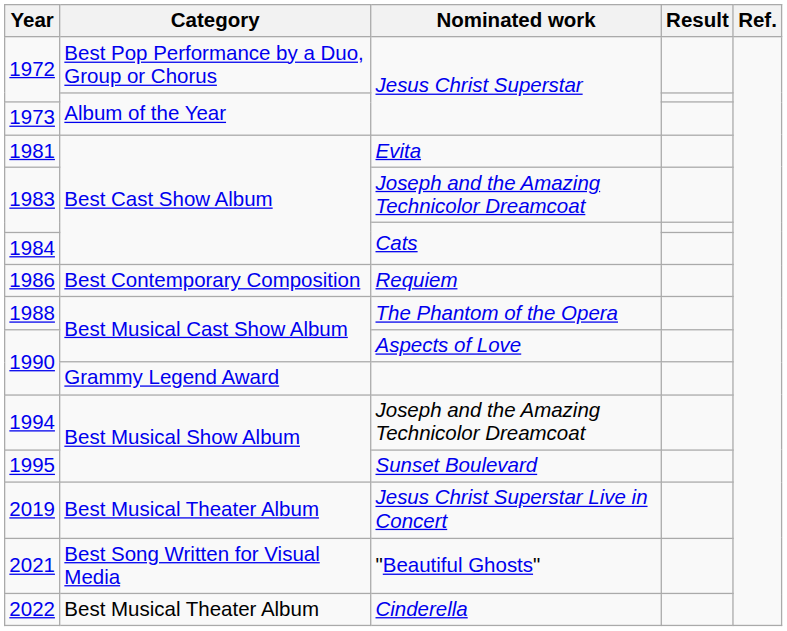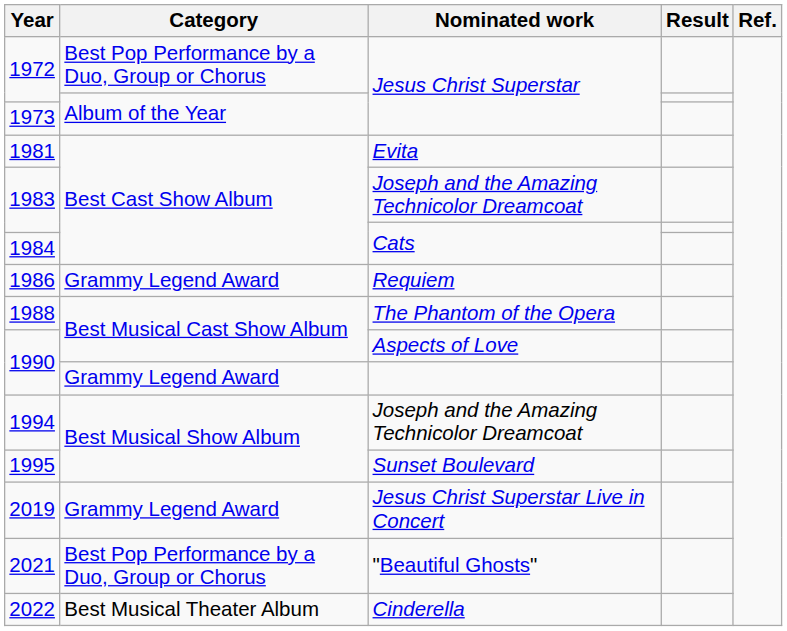(212, 280) Best Contemporary Composition -> (172, 280) Grammy Legend Award
(192, 510) Best Musical Theater Album -> (172, 510) Grammy Legend Award
(192, 565) Best Song Written for Visual Media -> (190, 565) Best Pop Performance by a Duo, Group or Chorus
